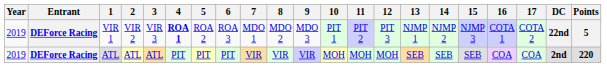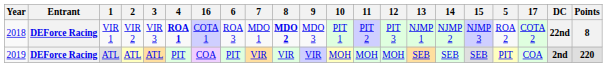columns swapped: (203, 11) <-> (502, 11)
(16, 33) 2019 -> (16, 33) 2018
(280, 33) normal -> (286, 33) bold
(586, 33) 5 -> (587, 33) 8
